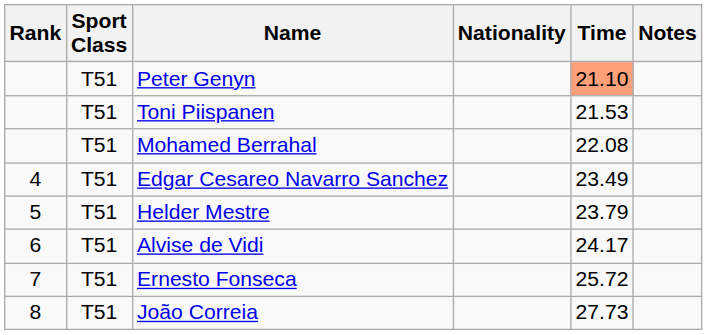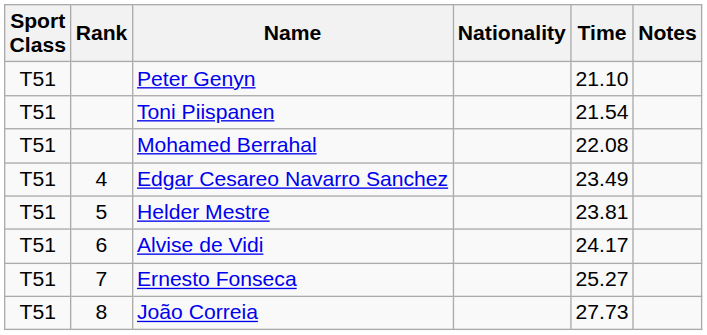columns swapped: (35, 33) <-> (99, 33)
(602, 78) lightsalmon background -> (602, 78) no background
(602, 111) 21.53 -> (602, 111) 21.54
(602, 212) 23.79 -> (602, 212) 23.81
(602, 279) 25.72 -> (602, 279) 25.27
